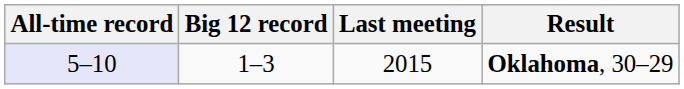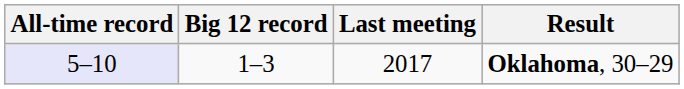(407, 63) 2015 -> (407, 63) 2017
